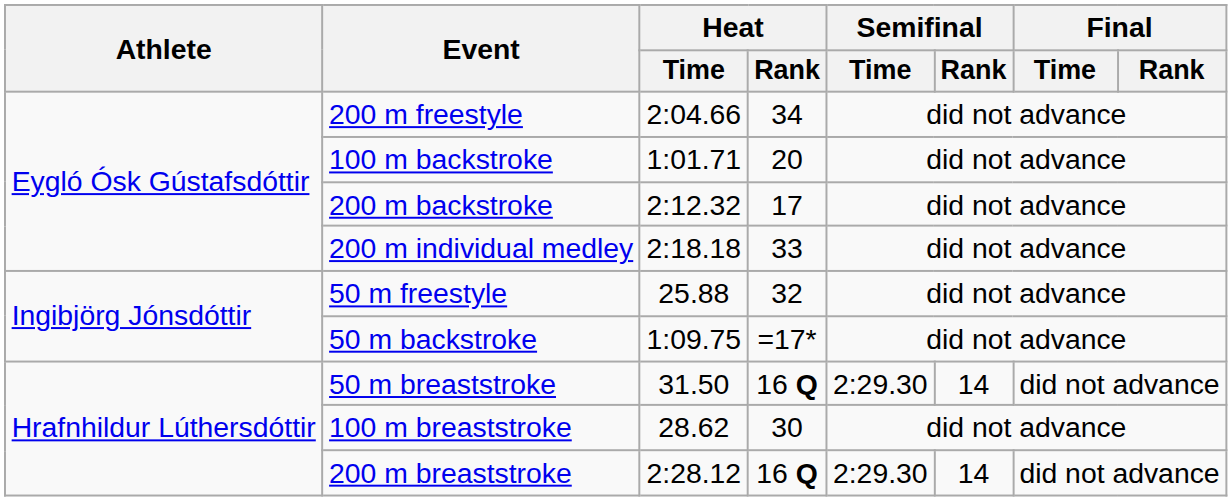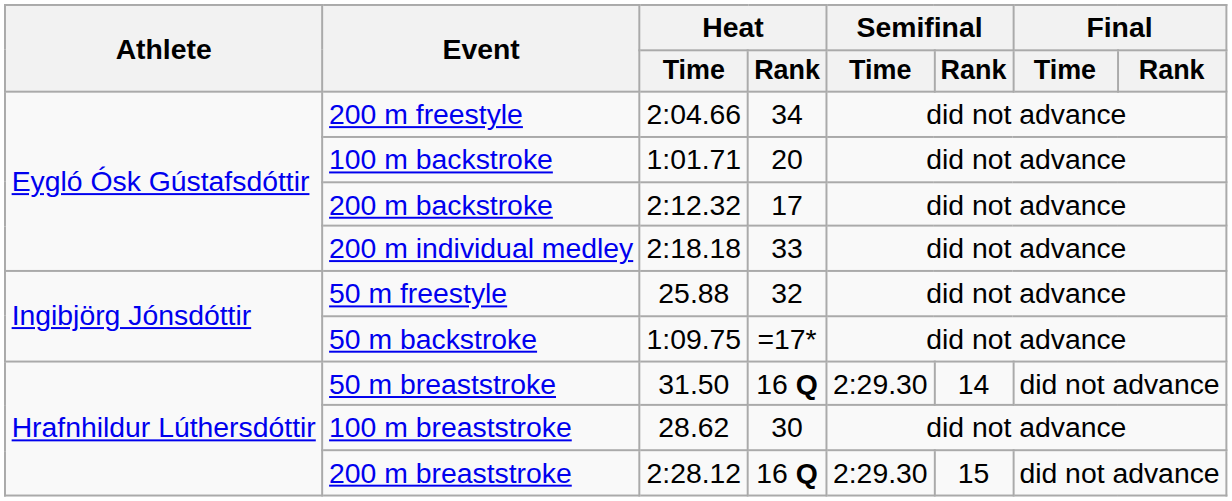(973, 473) 14 -> (973, 473) 15
